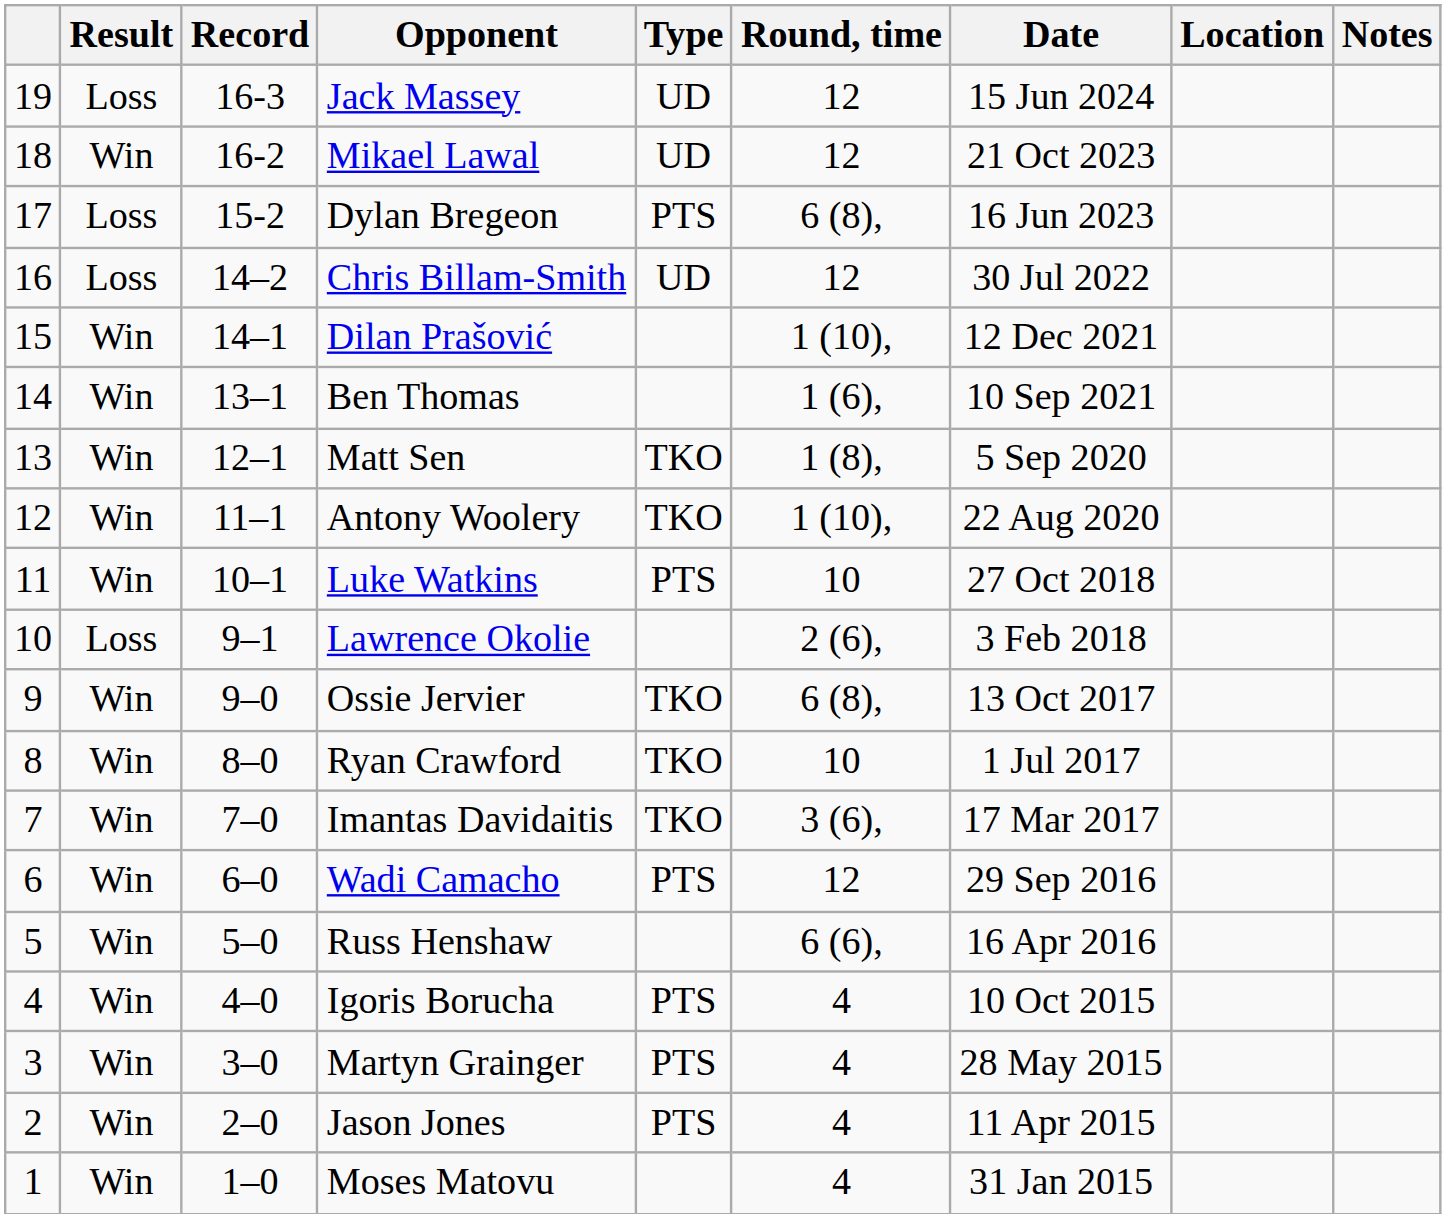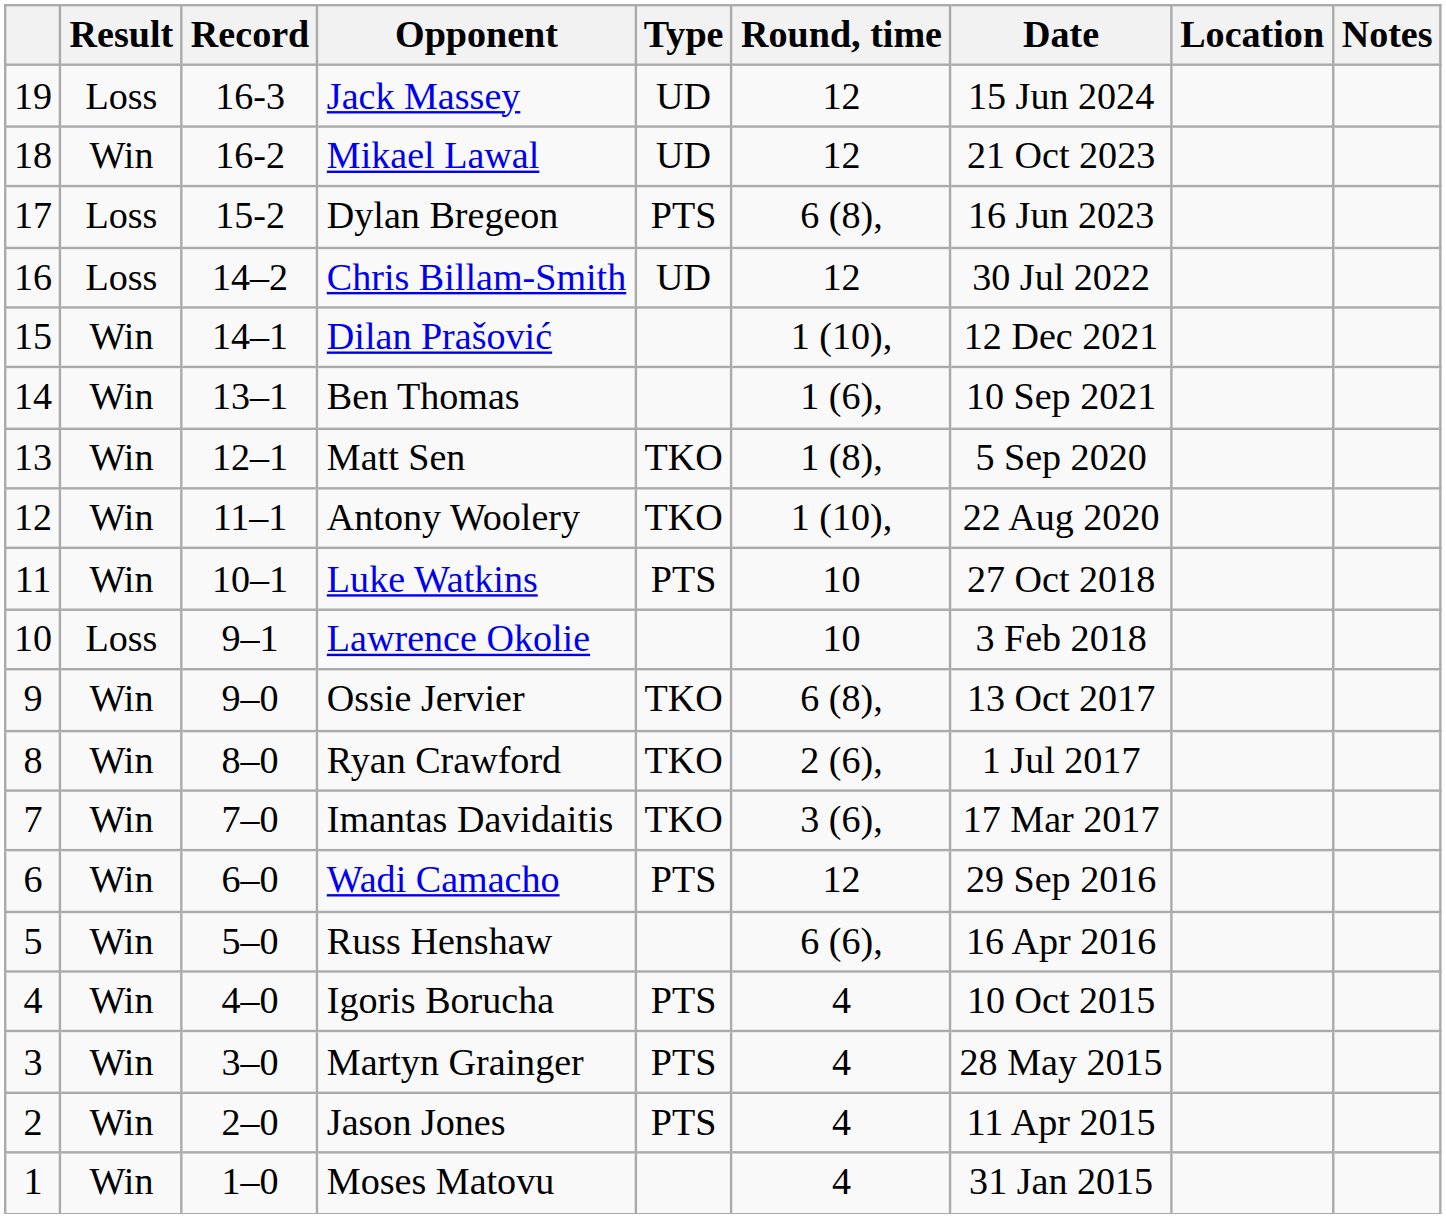(841, 638) 2 (6), -> (841, 638) 10
(841, 759) 10 -> (841, 759) 2 (6),
